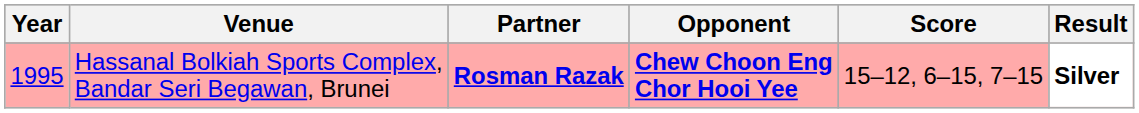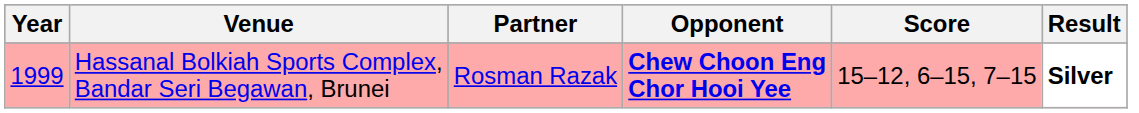(37, 75) 1995 -> (37, 75) 1999
(539, 75) bold -> (535, 75) normal
